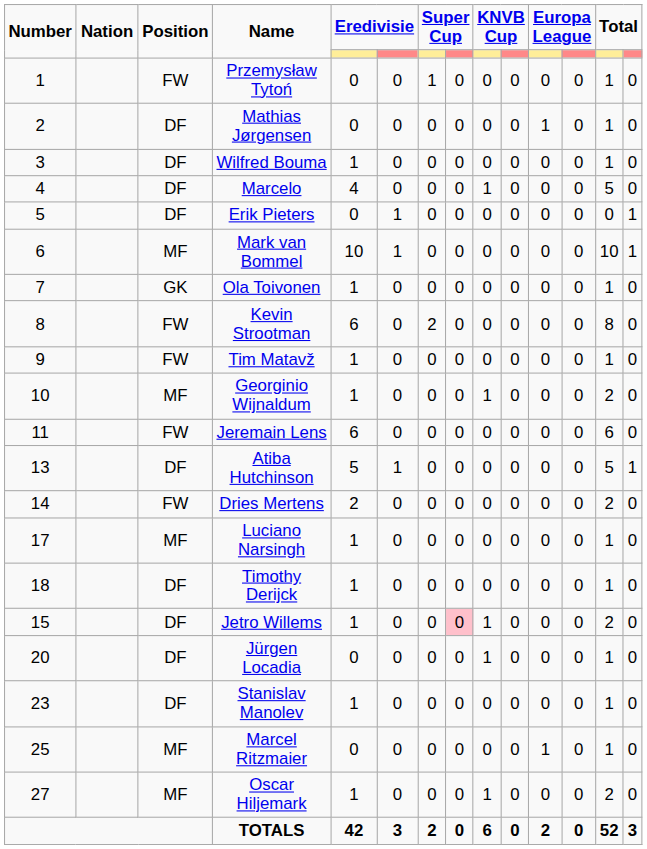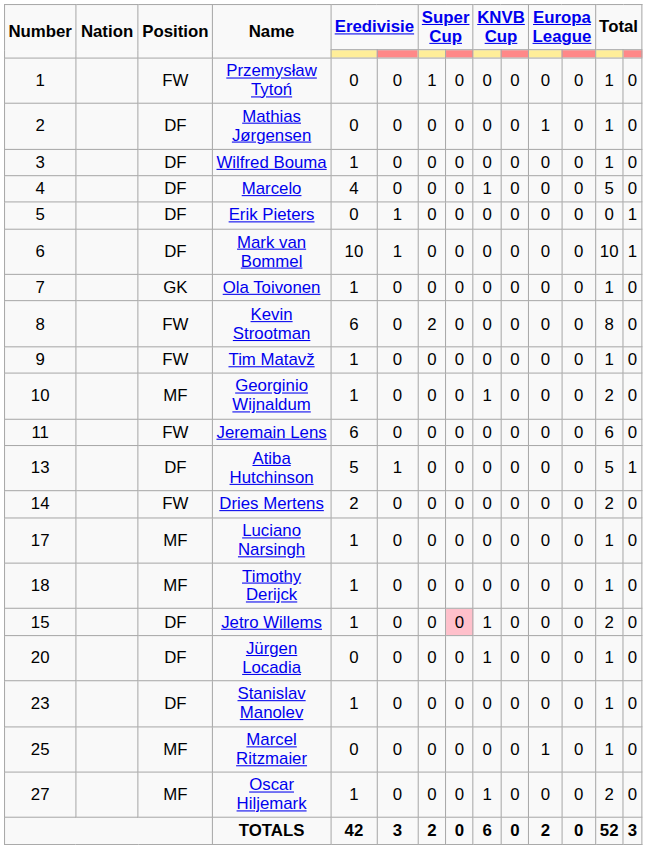(175, 251) MF -> (175, 251) DF
(175, 585) DF -> (175, 585) MF
